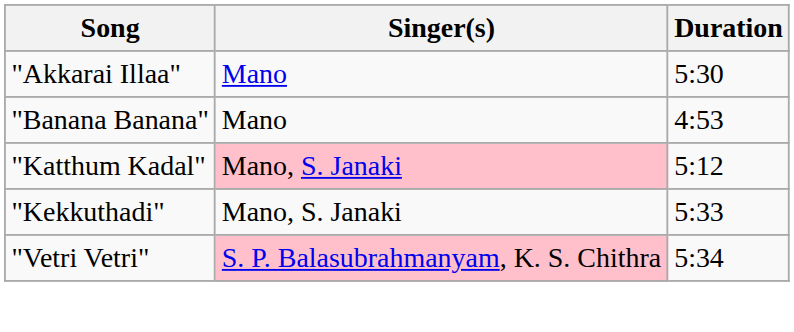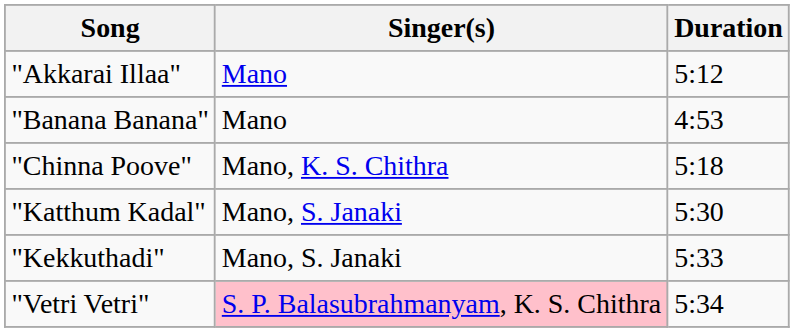(699, 73) 5:30 -> (699, 73) 5:12
+ row: (102, 166)
(312, 166) pink background -> (312, 212) no background
(699, 166) 5:12 -> (699, 212) 5:30
